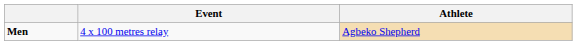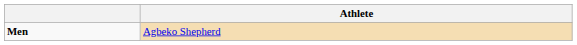- column: (209, 13)
